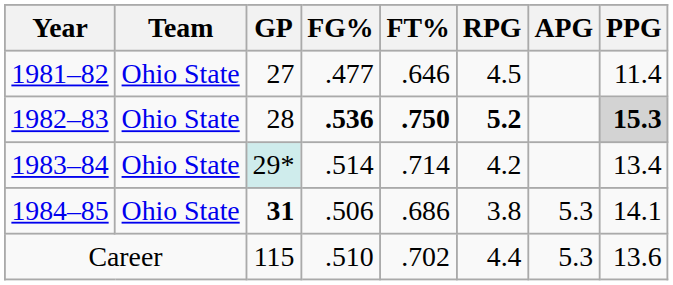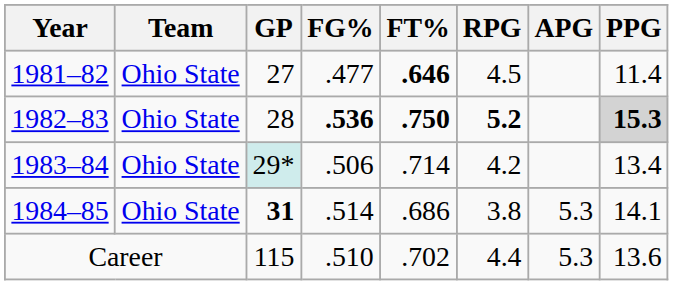(426, 73) normal -> (426, 73) bold
(349, 165) .514 -> (349, 165) .506
(349, 211) .506 -> (349, 211) .514
